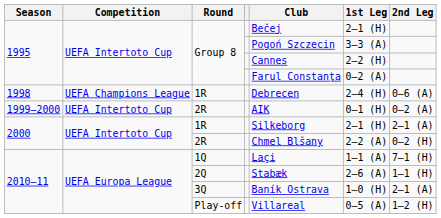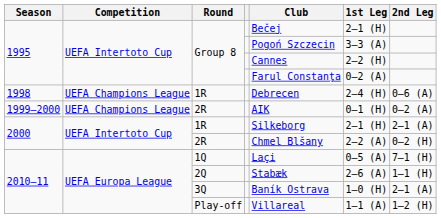(119, 109) UEFA Intertoto Cup -> (127, 109) UEFA Champions League
(366, 157) 1–1 (A) -> (366, 157) 0–5 (A)
(366, 206) 0–5 (A) -> (366, 206) 1–1 (A)
